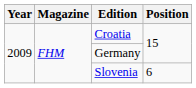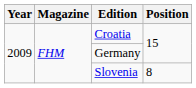(149, 72) 6 -> (149, 72) 8
